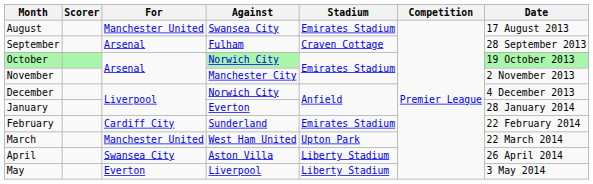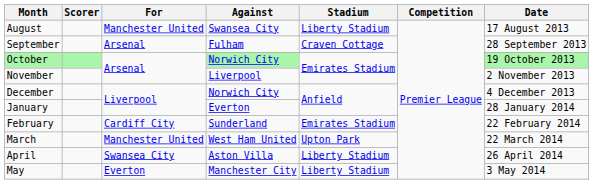(348, 28) Emirates Stadium -> (345, 28) Liberty Stadium
(253, 76) Manchester City -> (235, 76) Liverpool
(235, 171) Liverpool -> (253, 171) Manchester City
